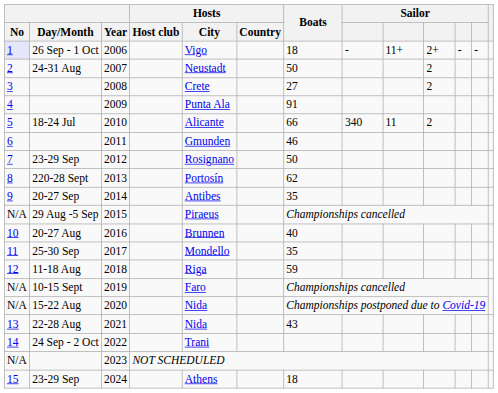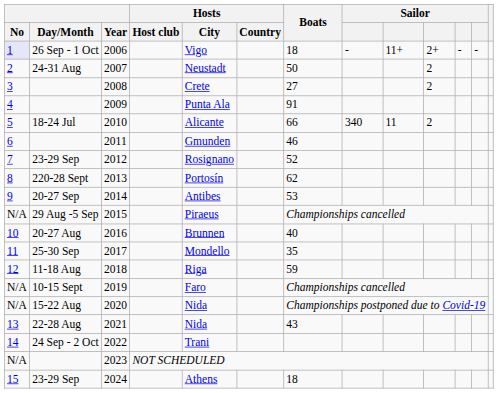(292, 159) 50 -> (292, 159) 52
(292, 196) 35 -> (292, 196) 53
